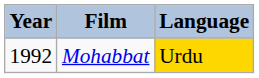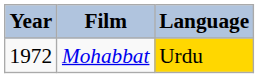(31, 55) 1992 -> (31, 55) 1972
